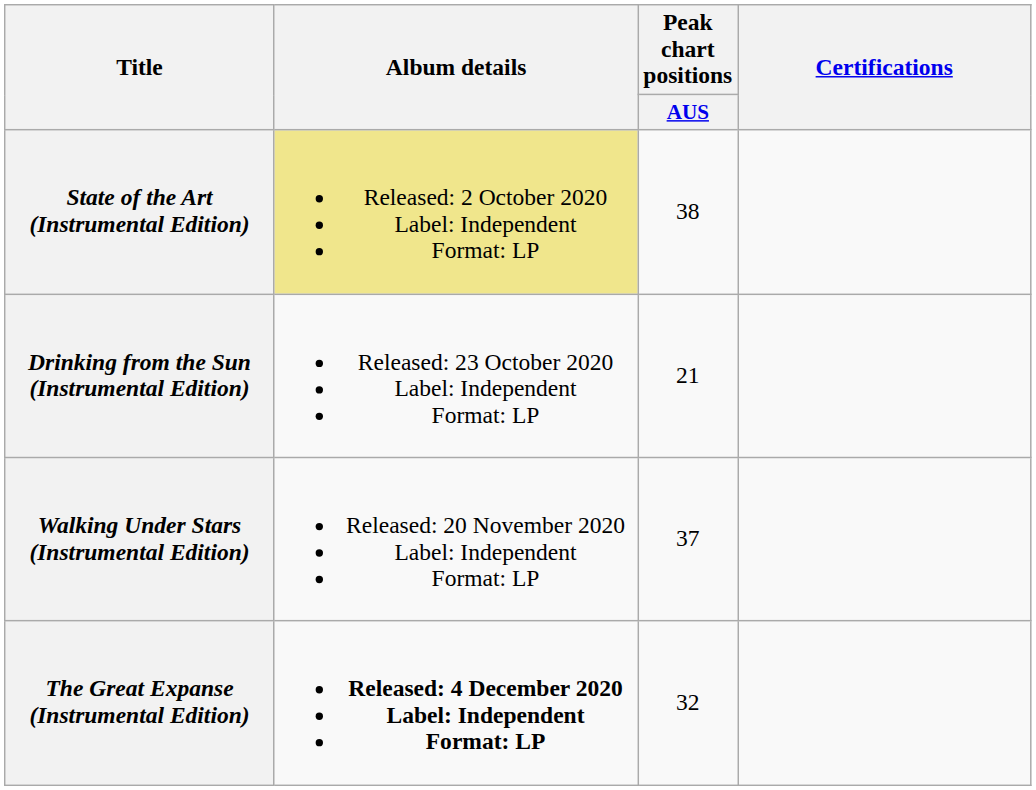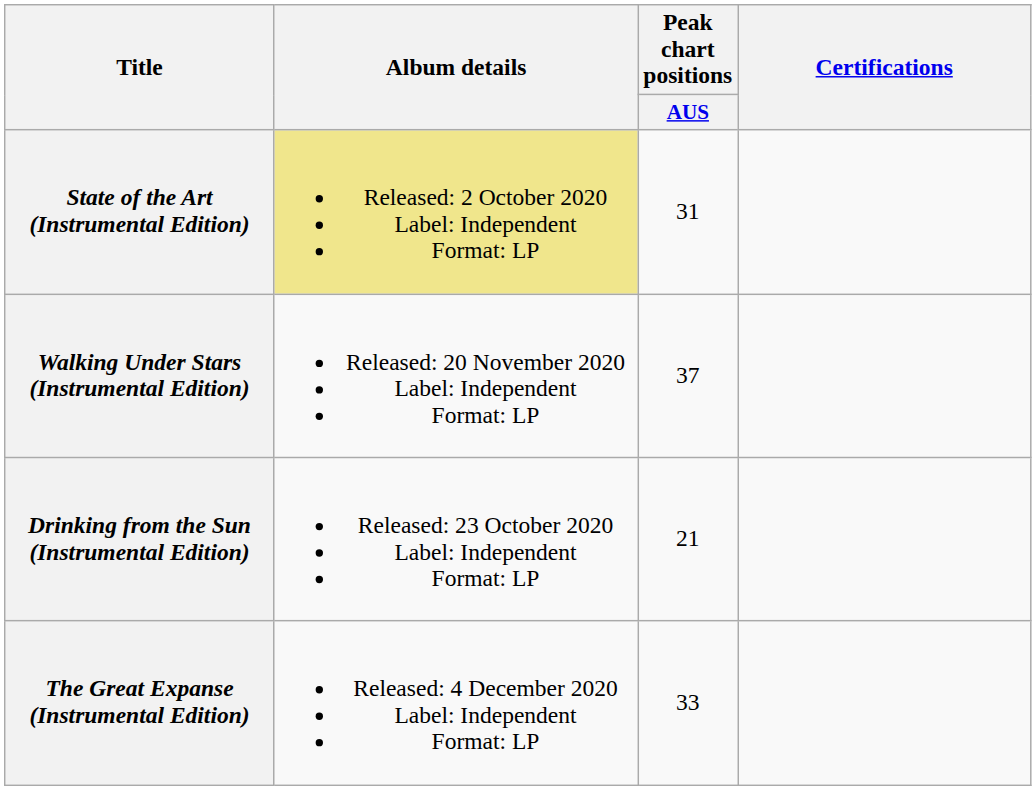(688, 211) 38 -> (688, 211) 31
rows swapped: (140, 375) <-> (140, 538)
(456, 716) bold -> (456, 716) normal
(688, 702) 32 -> (688, 702) 33
